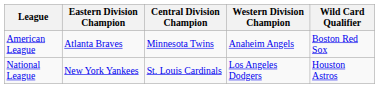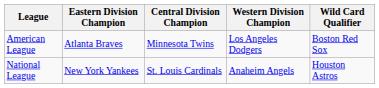(261, 44) Anaheim Angels -> (253, 44) Los Angeles Dodgers
(253, 70) Los Angeles Dodgers -> (261, 70) Anaheim Angels
